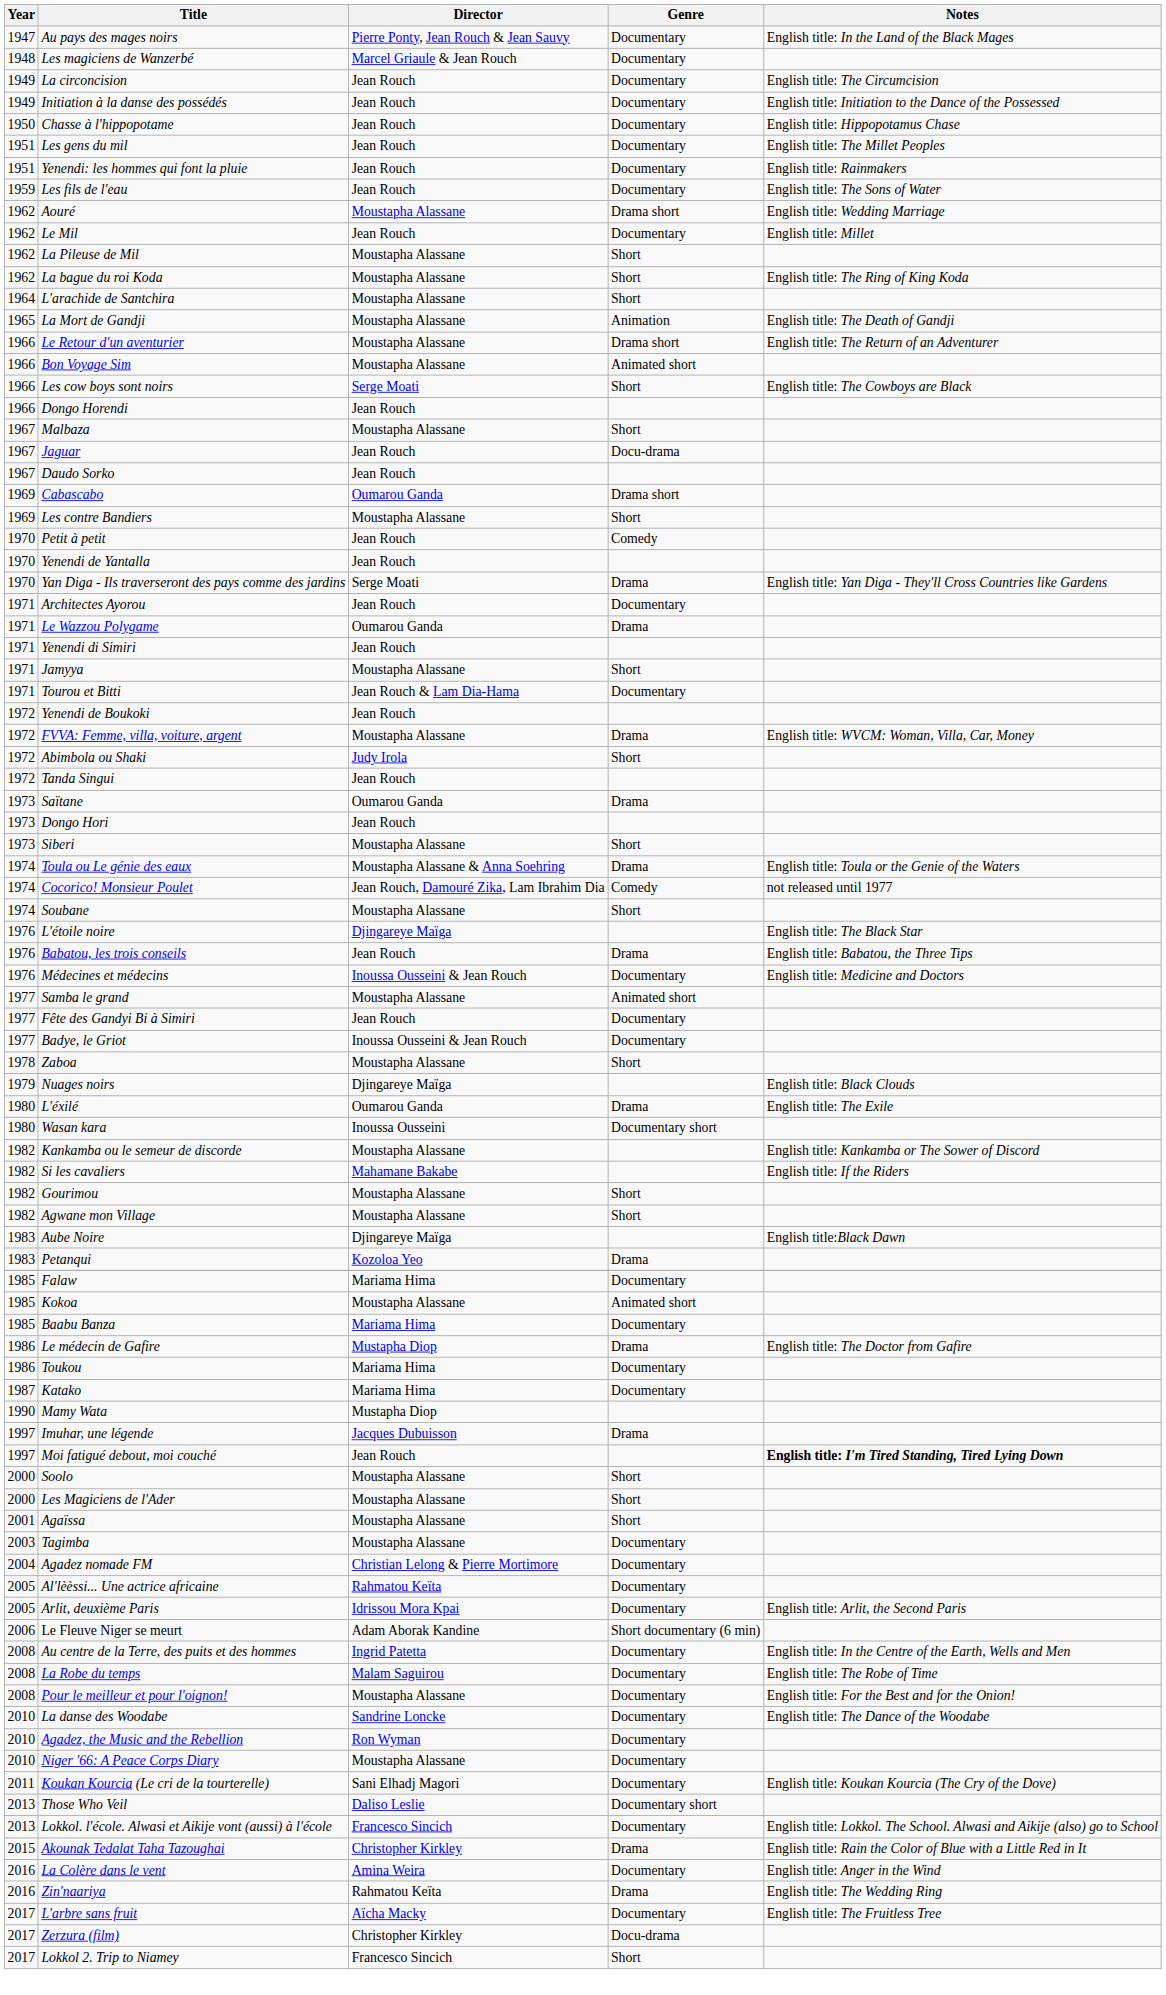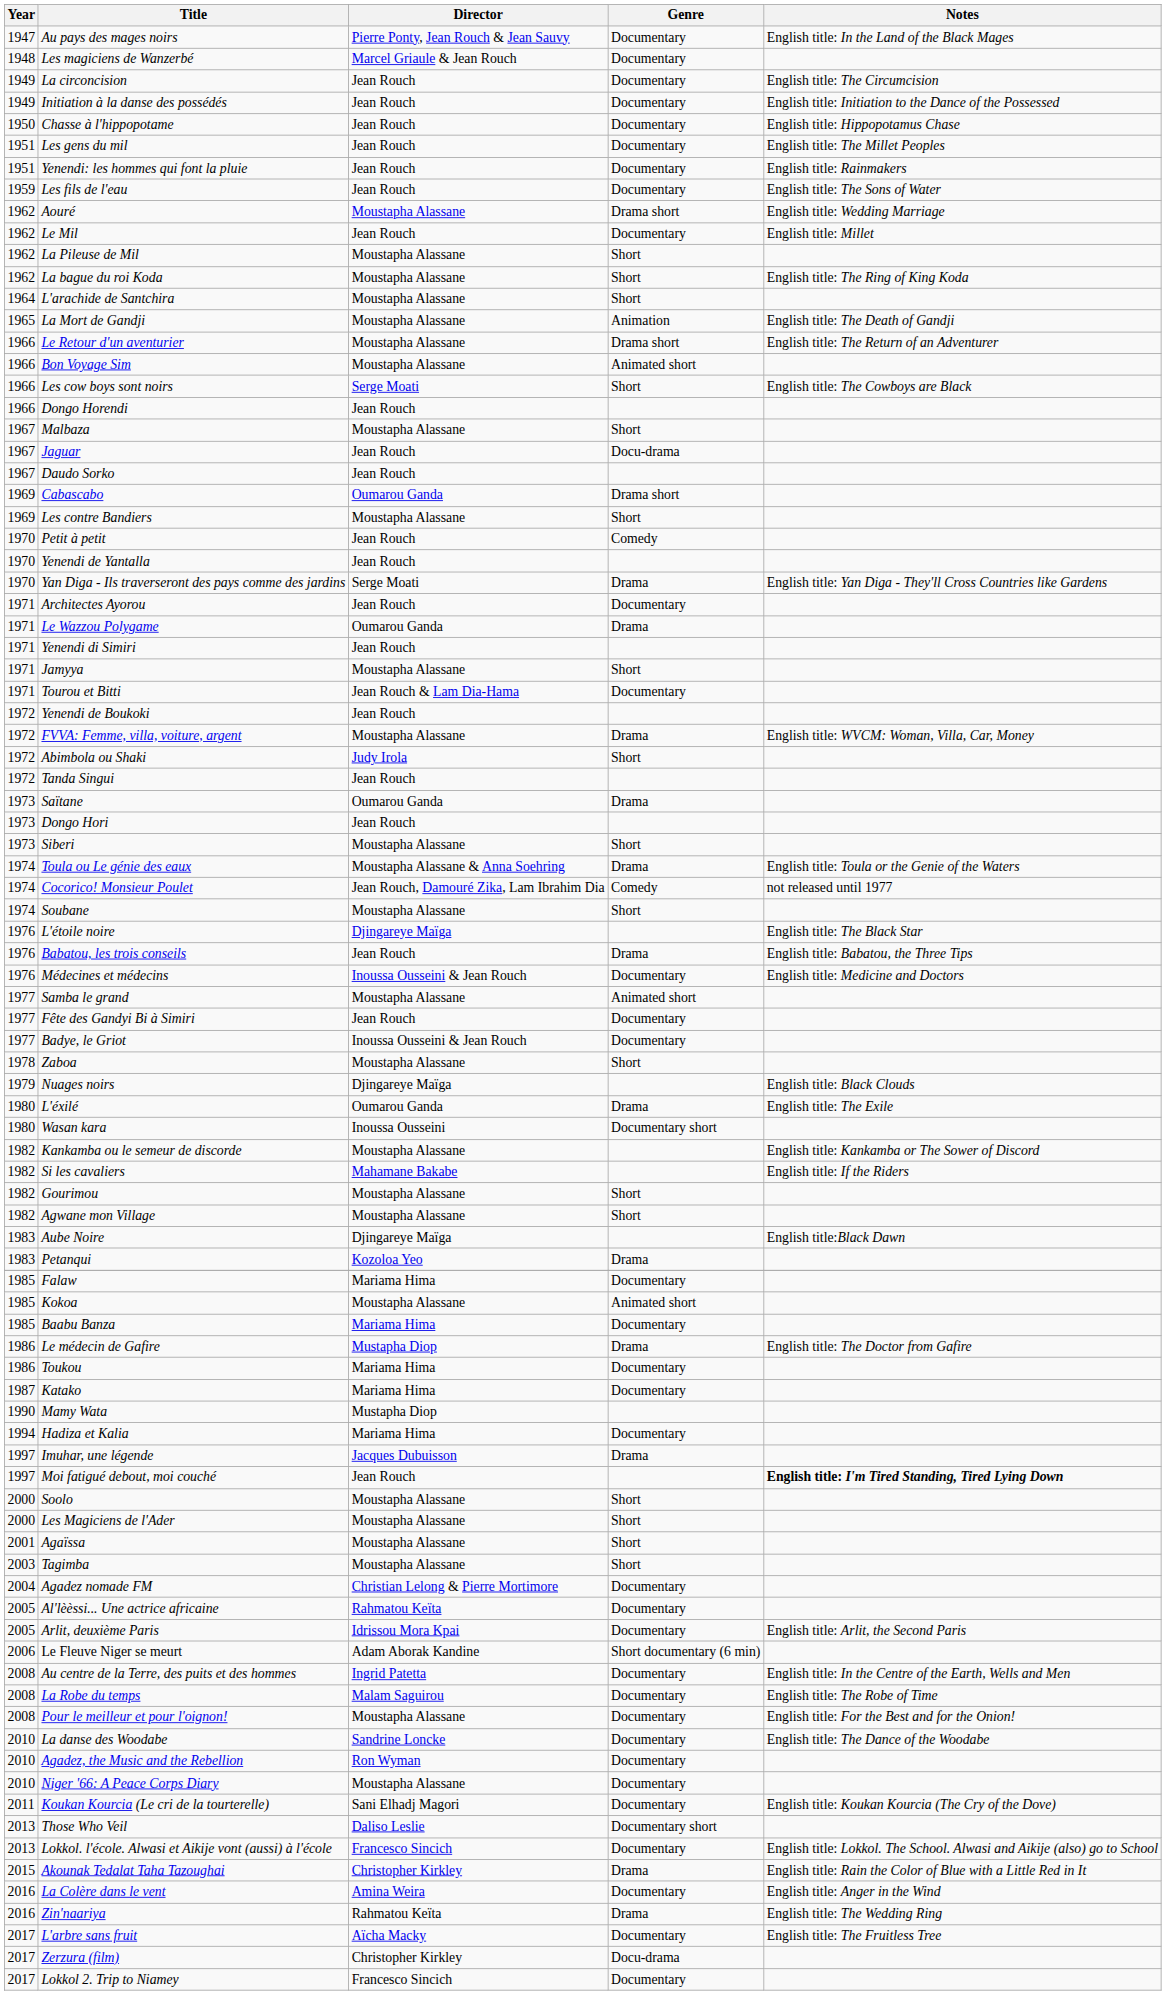+ row: (85, 1433)
(648, 1542) Documentary -> (626, 1564) Short
(626, 1957) Short -> (648, 1979) Documentary
